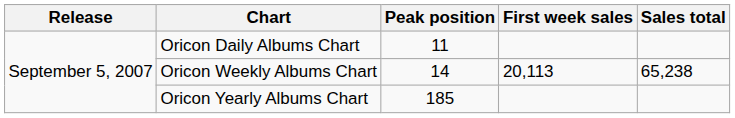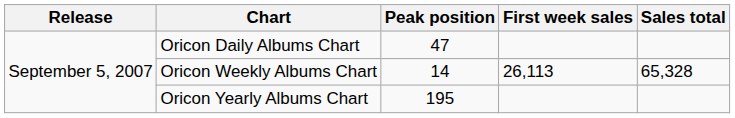(440, 44) 11 -> (440, 44) 47
(528, 71) 20,113 -> (528, 71) 26,113
(667, 71) 65,238 -> (667, 71) 65,328
(440, 98) 185 -> (440, 98) 195
